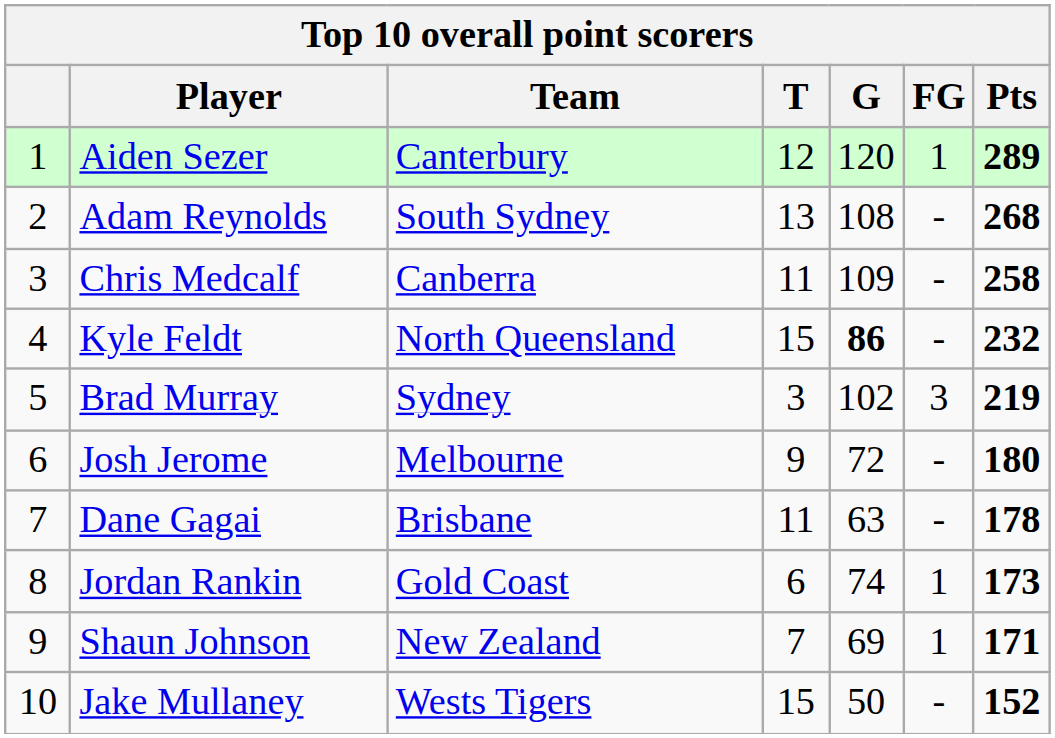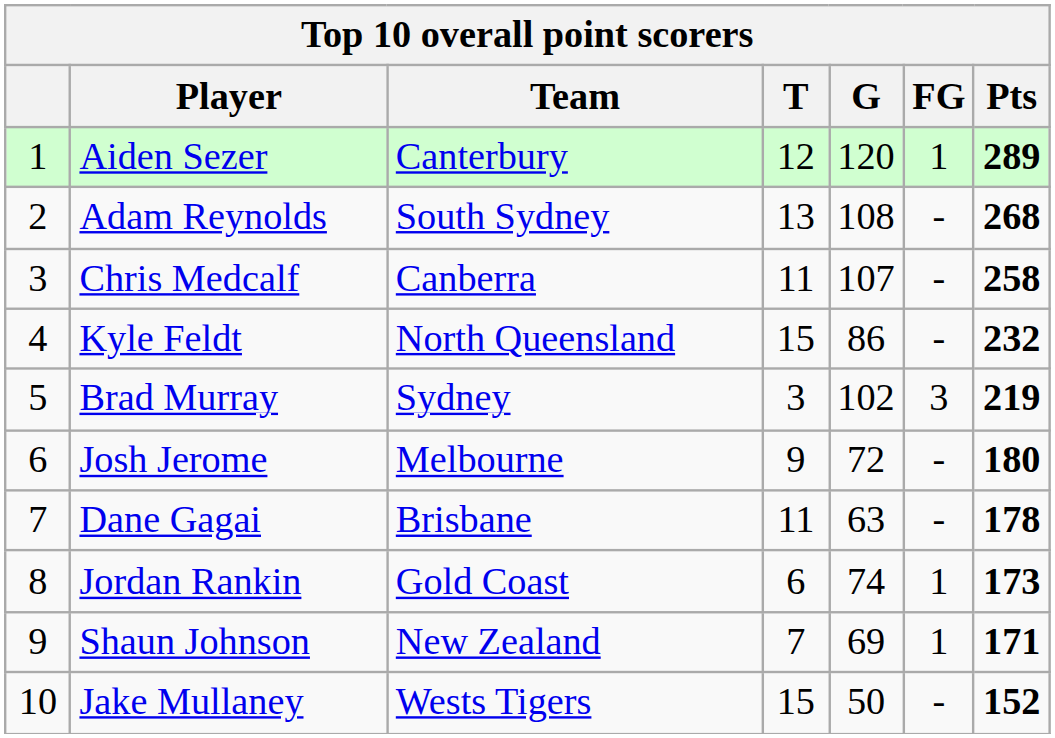(866, 277) 109 -> (866, 277) 107
(866, 338) bold -> (866, 338) normal
